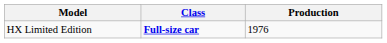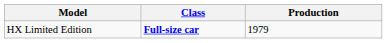(258, 29) 1976 -> (258, 29) 1979
